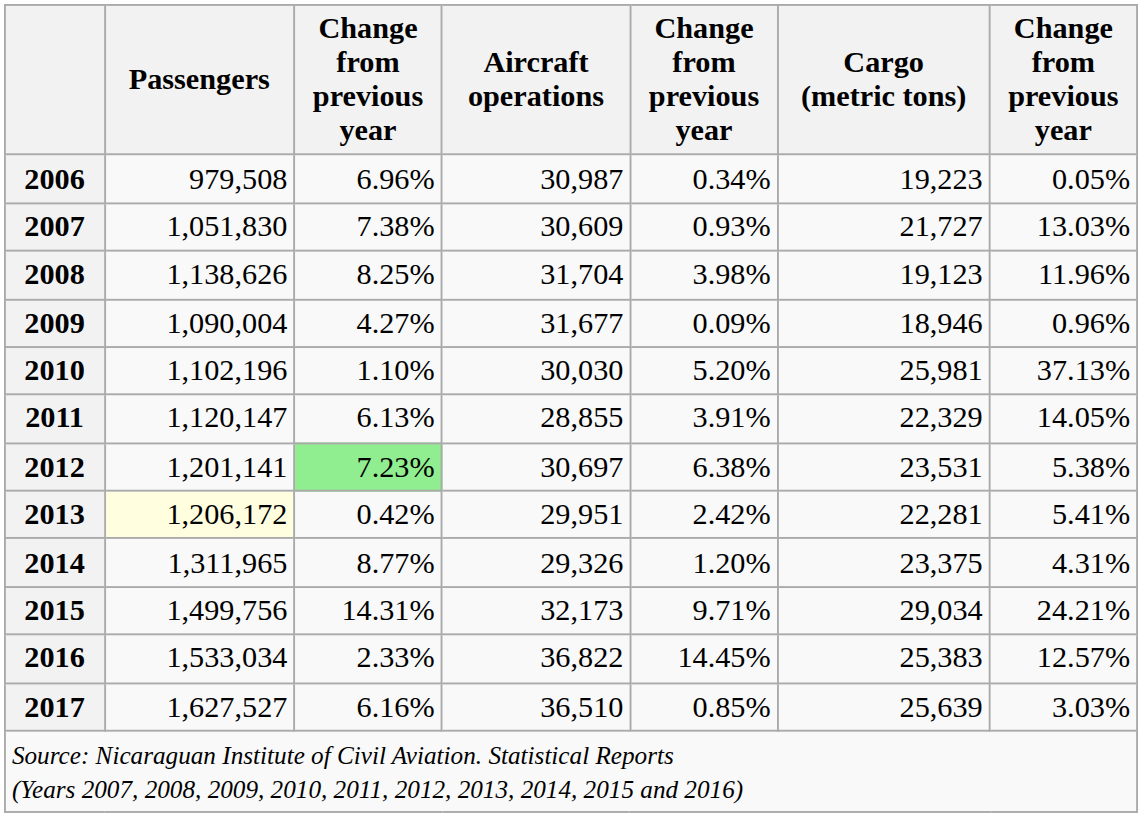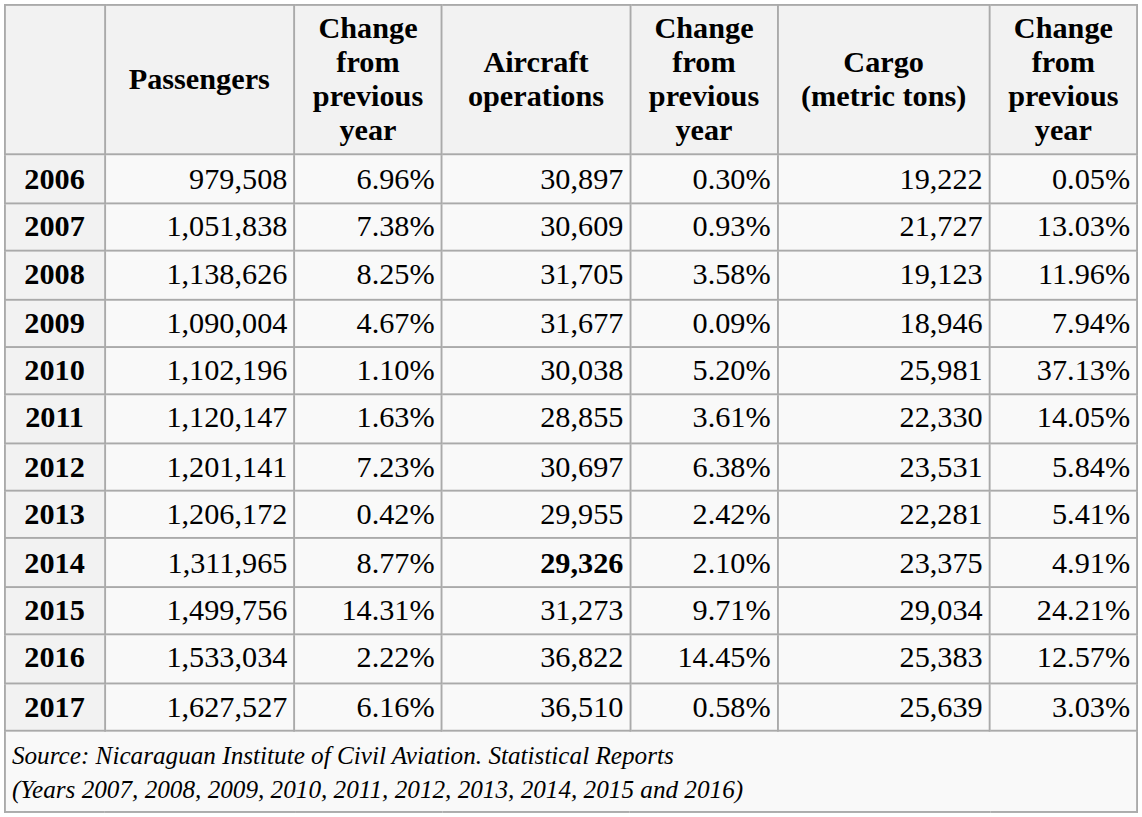(582, 178) 30,987 -> (582, 178) 30,897
(732, 178) 0.34% -> (732, 178) 0.30%
(941, 178) 19,223 -> (941, 178) 19,222
(227, 226) 1,051,830 -> (227, 226) 1,051,838
(582, 274) 31,704 -> (582, 274) 31,705
(732, 274) 3.98% -> (732, 274) 3.58%
(396, 322) 4.27% -> (396, 322) 4.67%
(1091, 322) 0.96% -> (1091, 322) 7.94%
(582, 370) 30,030 -> (582, 370) 30,038
(396, 418) 6.13% -> (396, 418) 1.63%
(732, 418) 3.91% -> (732, 418) 3.61%
(941, 418) 22,329 -> (941, 418) 22,330
(396, 466) lightgreen background -> (396, 466) no background
(1091, 466) 5.38% -> (1091, 466) 5.84%
(227, 514) lightyellow background -> (227, 514) no background
(582, 514) 29,951 -> (582, 514) 29,955
(582, 562) normal -> (582, 562) bold
(732, 562) 1.20% -> (732, 562) 2.10%
(1091, 562) 4.31% -> (1091, 562) 4.91%
(582, 610) 32,173 -> (582, 610) 31,273
(396, 658) 2.33% -> (396, 658) 2.22%
(732, 706) 0.85% -> (732, 706) 0.58%
